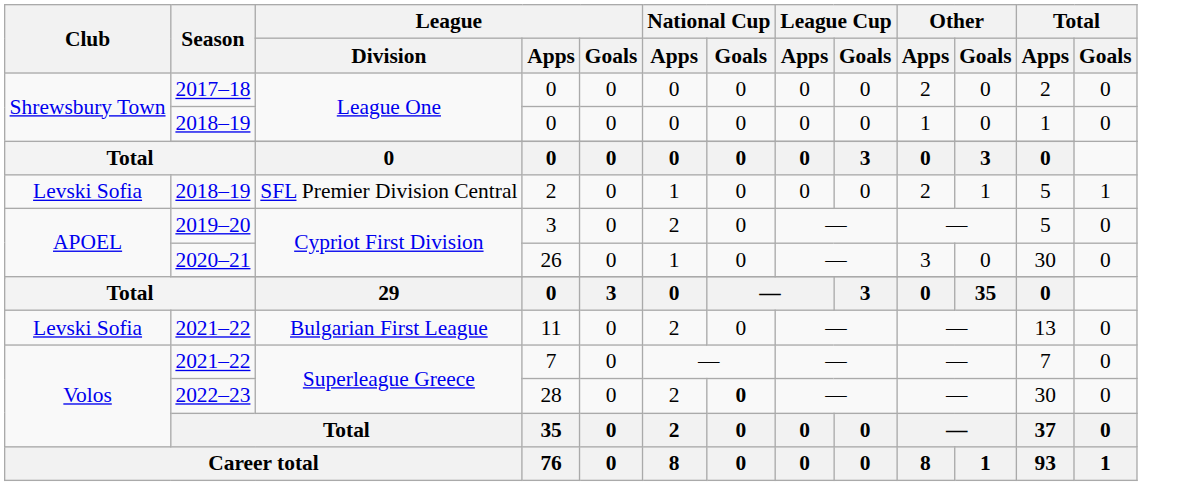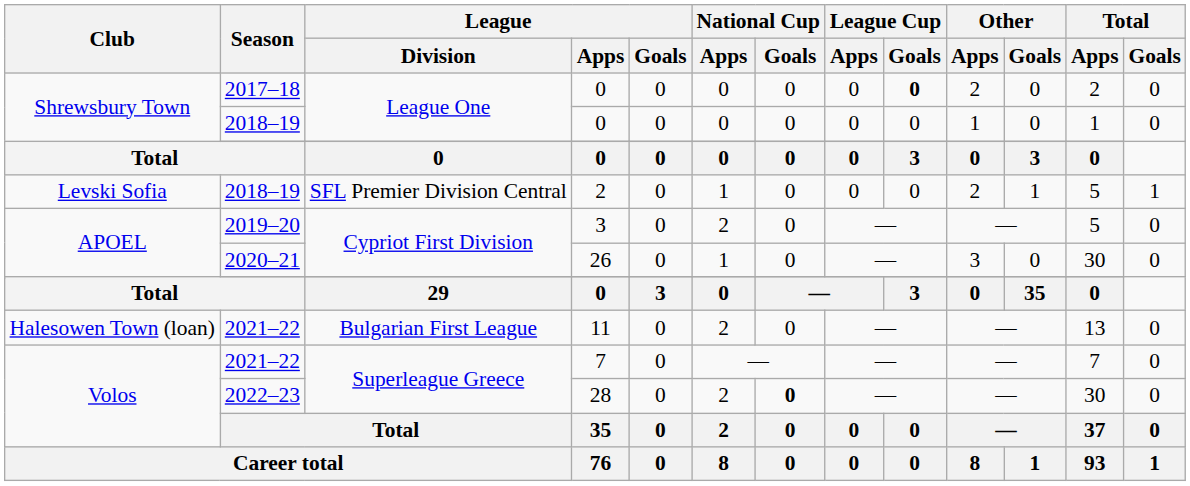(865, 89) normal -> (915, 89) bold
(88, 327) Levski Sofia -> (112, 327) Halesowen Town (loan)
